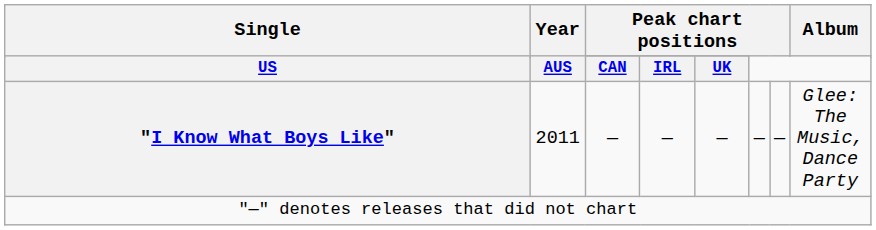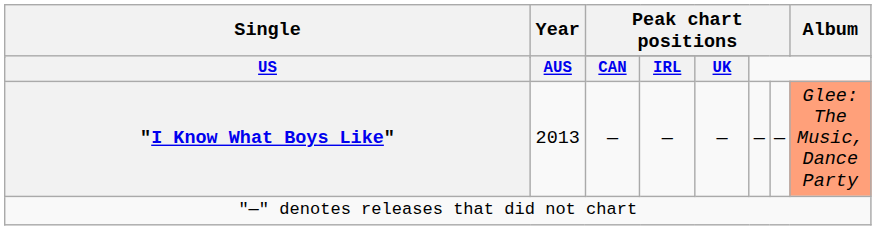(558, 138) 2011 -> (558, 138) 2013
(830, 138) no background -> (830, 138) lightsalmon background
